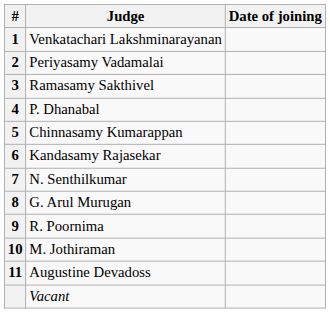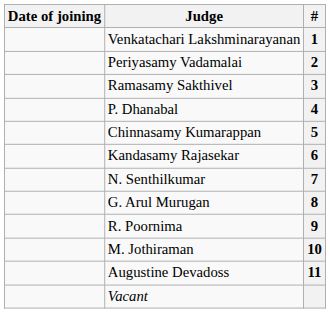columns swapped: (15, 16) <-> (275, 16)
